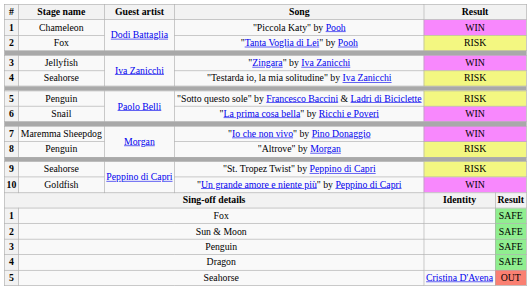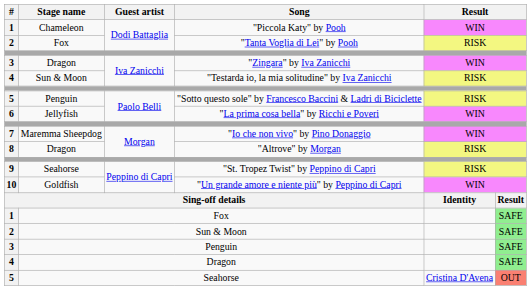(61, 63) Jellyfish -> (61, 63) Dragon
(61, 78) Seahorse -> (61, 78) Sun & Moon
(61, 114) Snail -> (61, 114) Jellyfish
(61, 149) Penguin -> (61, 149) Dragon
